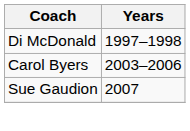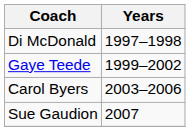+ row: (49, 65)
